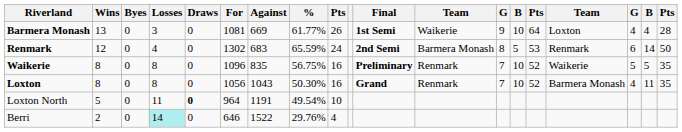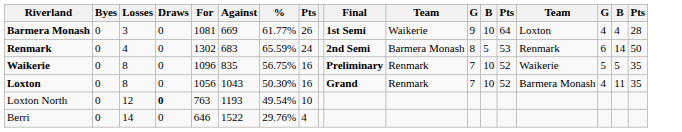- column: (107, 13)
(157, 100) 11 -> (128, 100) 12
(231, 100) 964 -> (202, 100) 763
(261, 100) 1191 -> (232, 100) 1193
(157, 118) paleturquoise background -> (128, 118) no background
